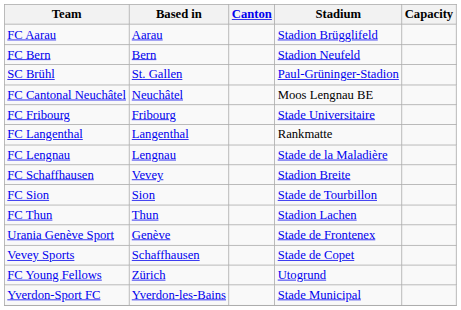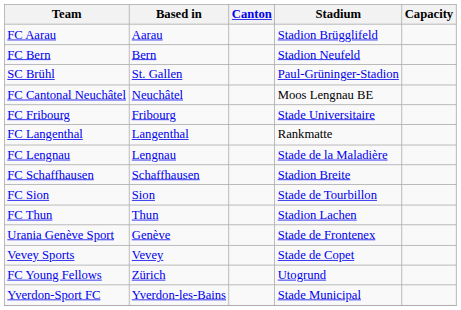(148, 174) Vevey -> (166, 174) Schaffhausen
(166, 255) Schaffhausen -> (148, 255) Vevey
